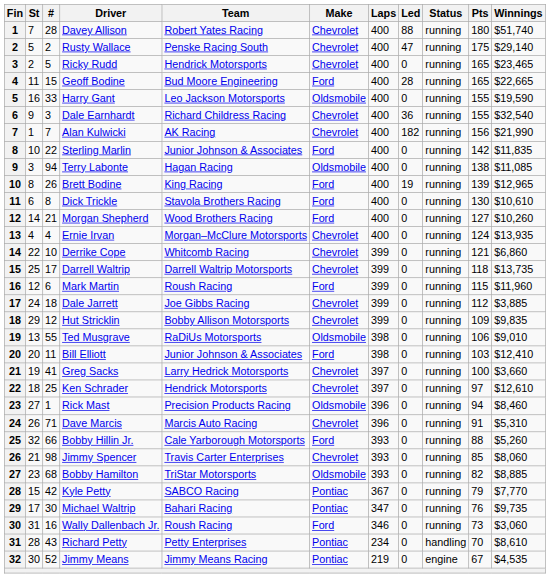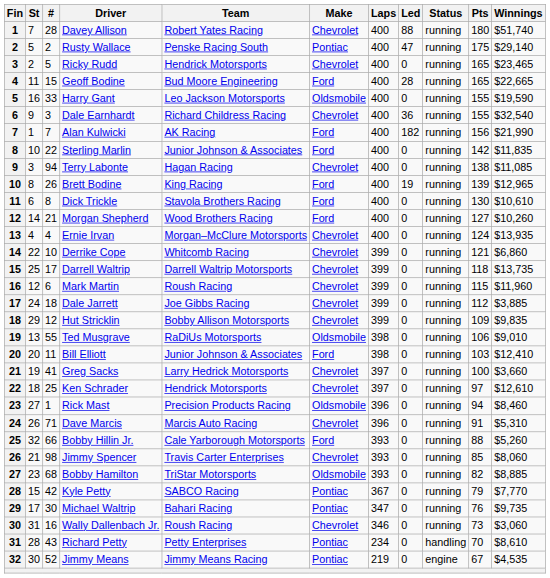(335, 47) Chevrolet -> (330, 47) Pontiac
(335, 133) Chevrolet -> (323, 133) Ford
(339, 167) Oldsmobile -> (335, 167) Chevrolet
(323, 286) Ford -> (335, 286) Chevrolet
(323, 526) Ford -> (335, 526) Chevrolet
